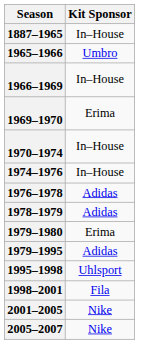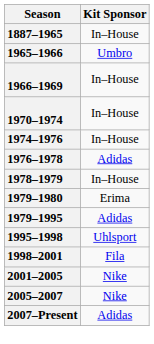- row: (35, 120)
(100, 212) Adidas -> (115, 178) In–House
+ row: (42, 315)
